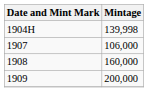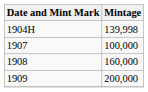(121, 45) 106,000 -> (121, 45) 100,000
